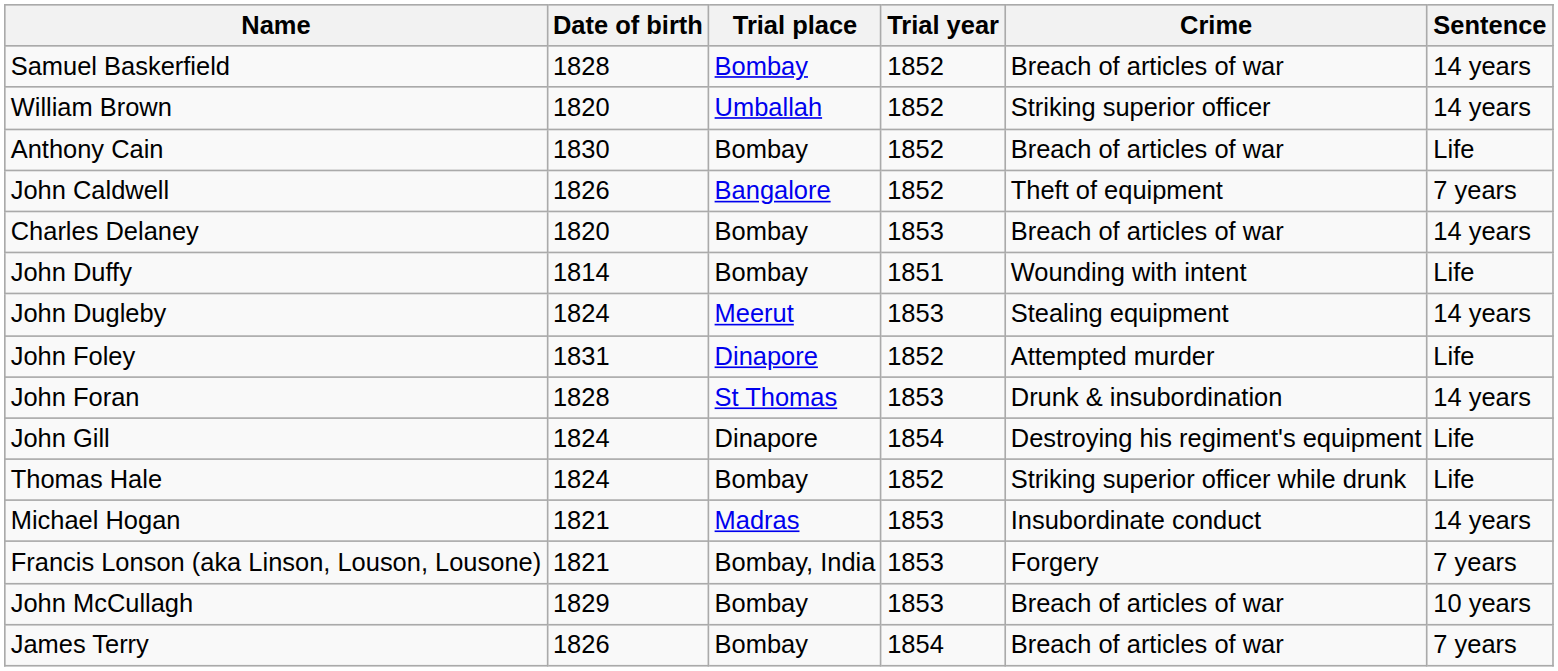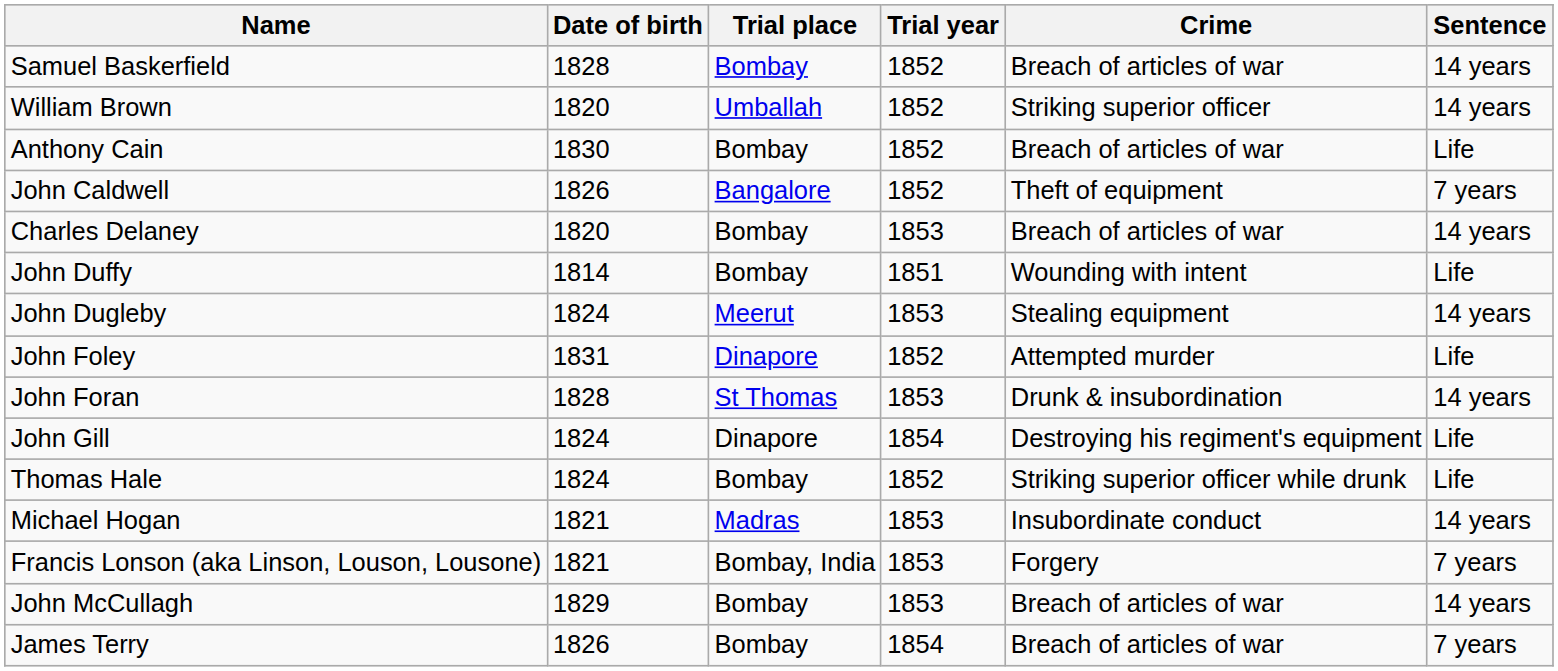(1482, 602) 10 years -> (1482, 602) 14 years
